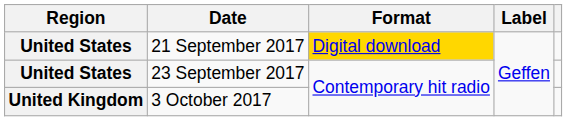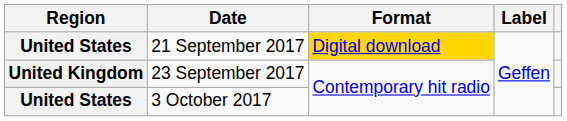(76, 73) United States -> (76, 73) United Kingdom
(76, 101) United Kingdom -> (76, 101) United States
